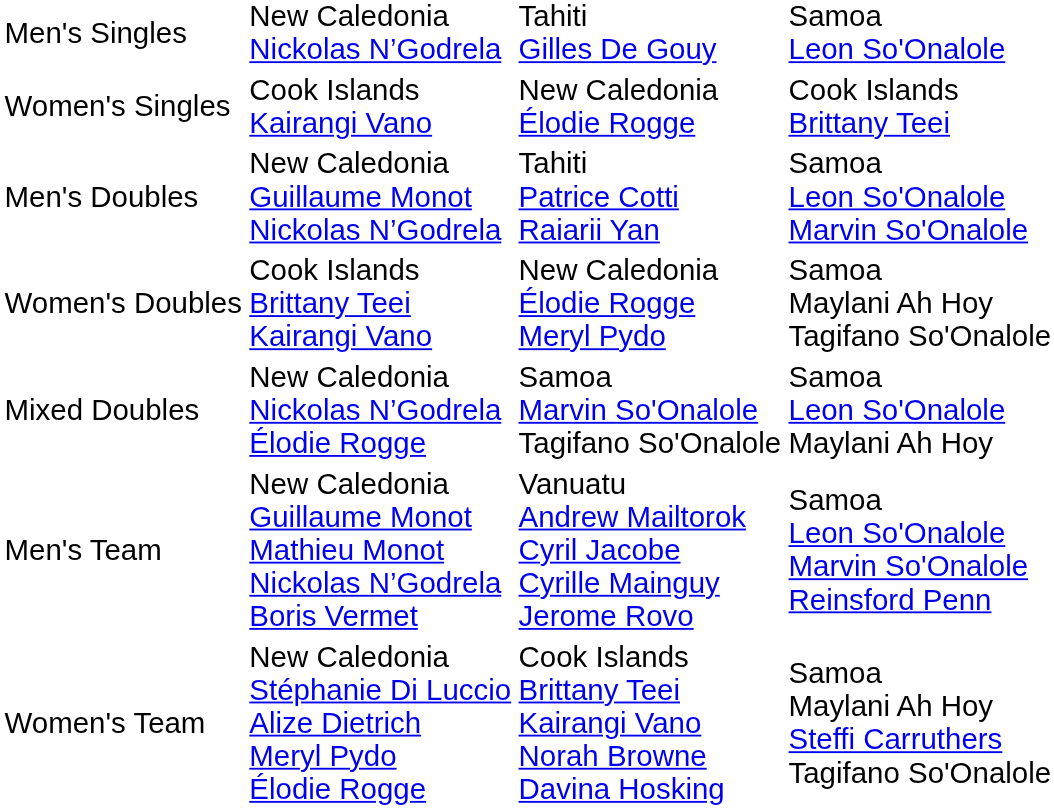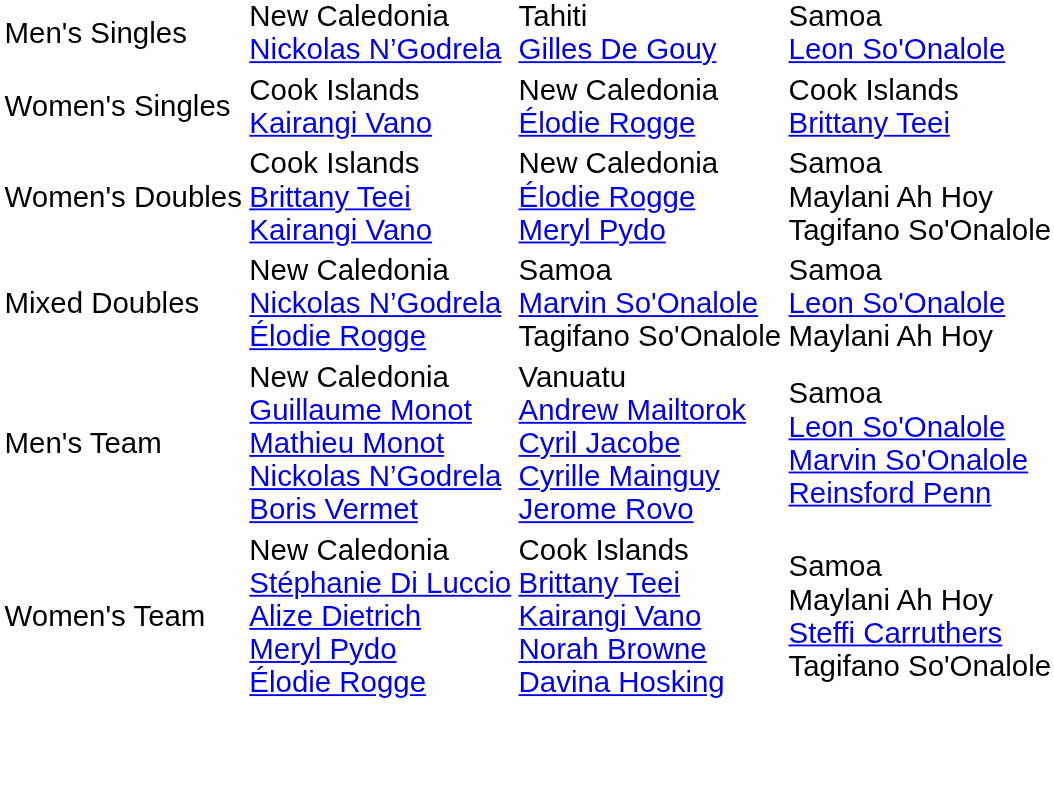- row: (101, 196)
